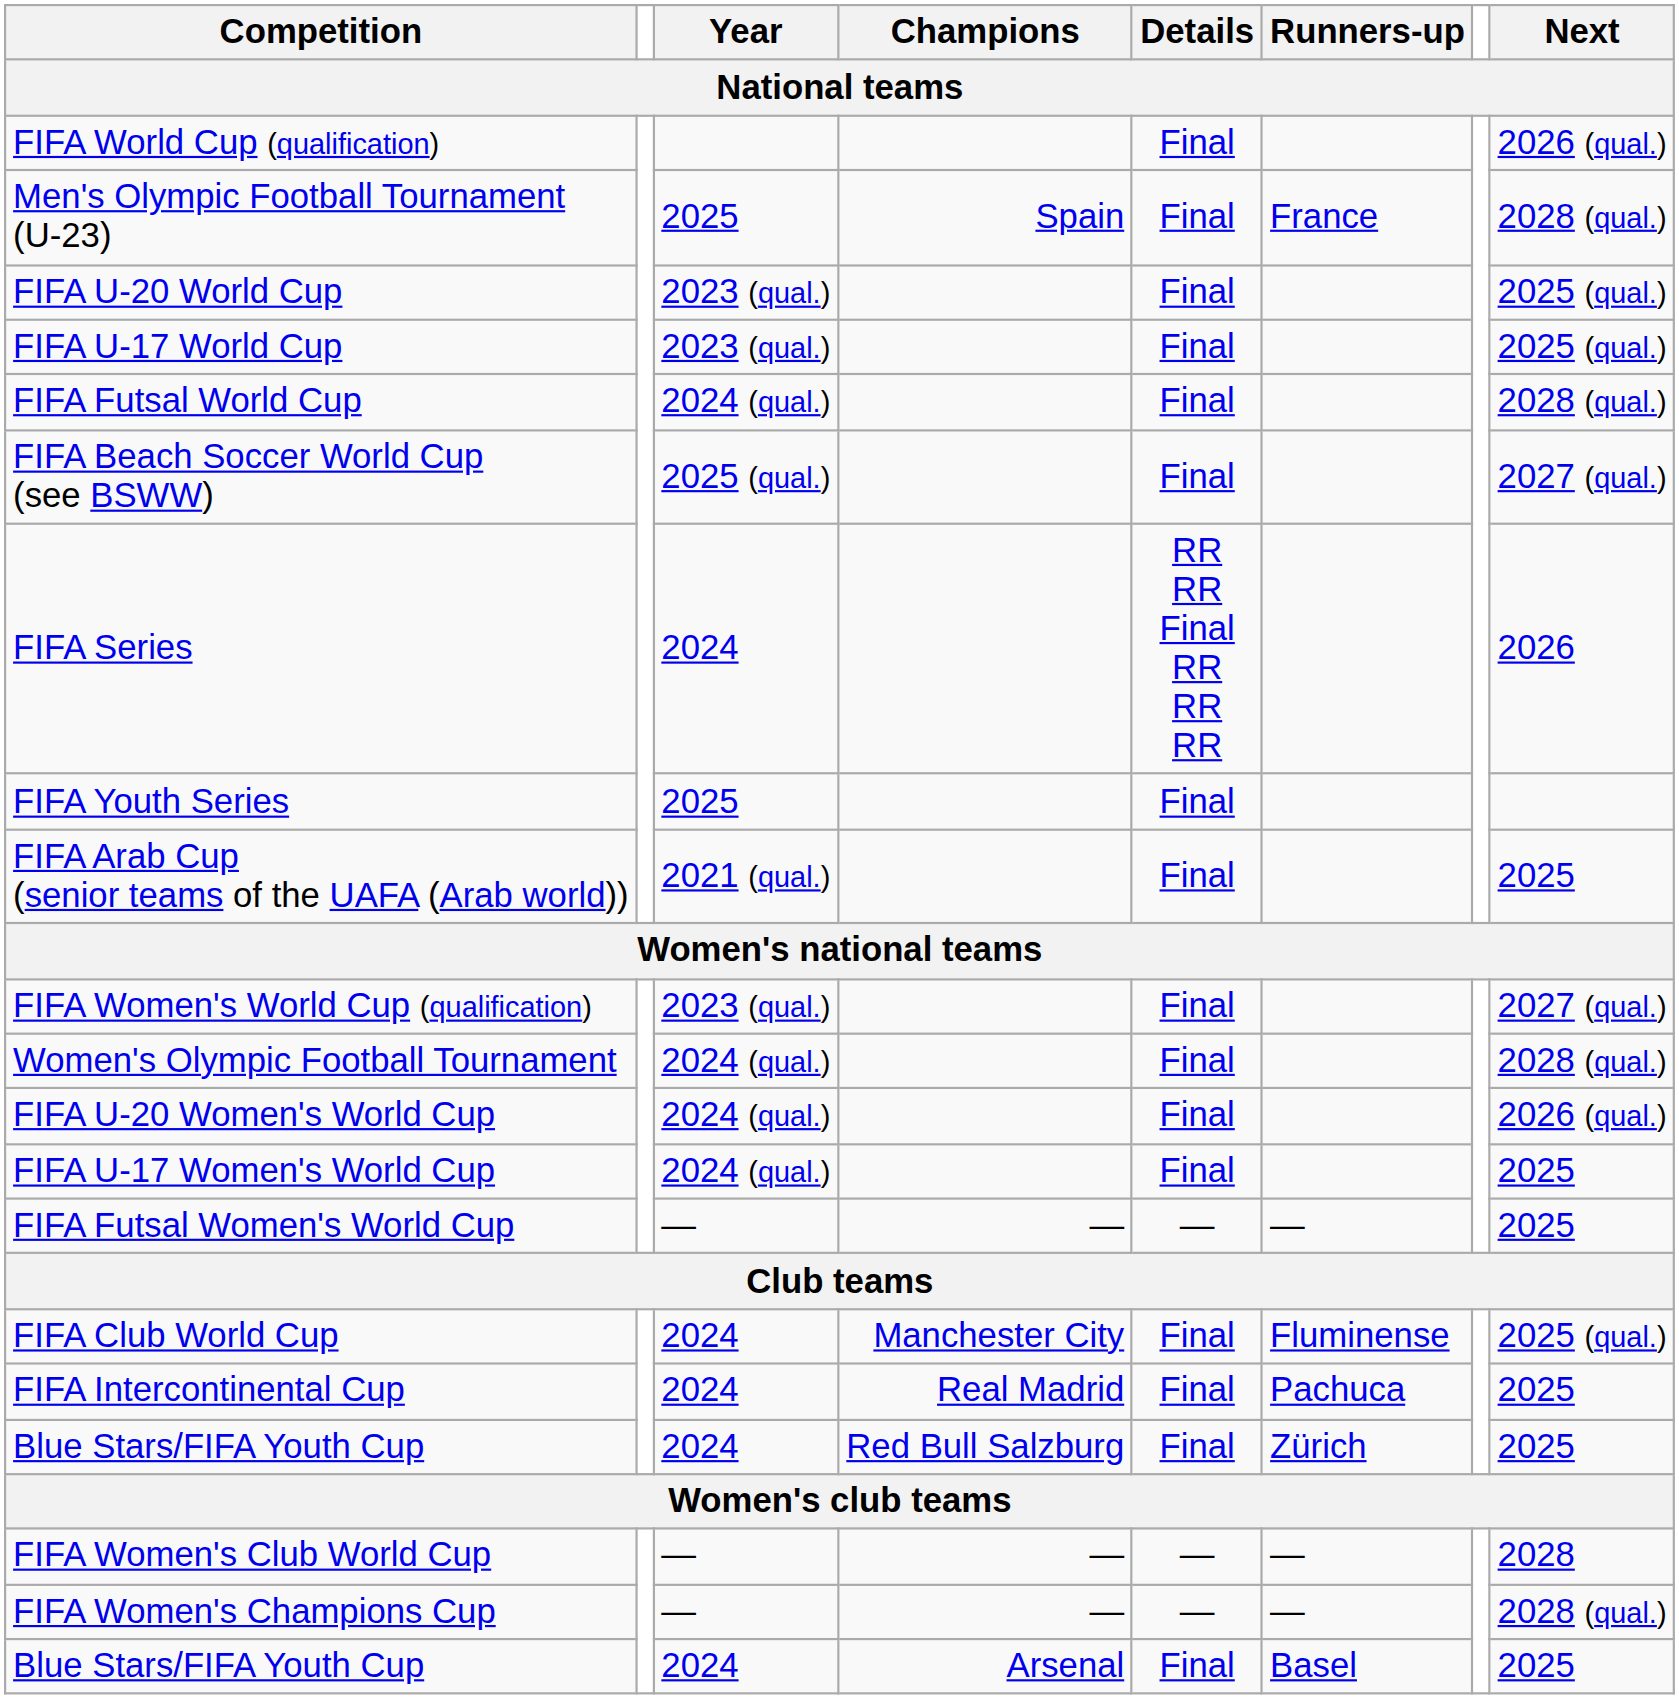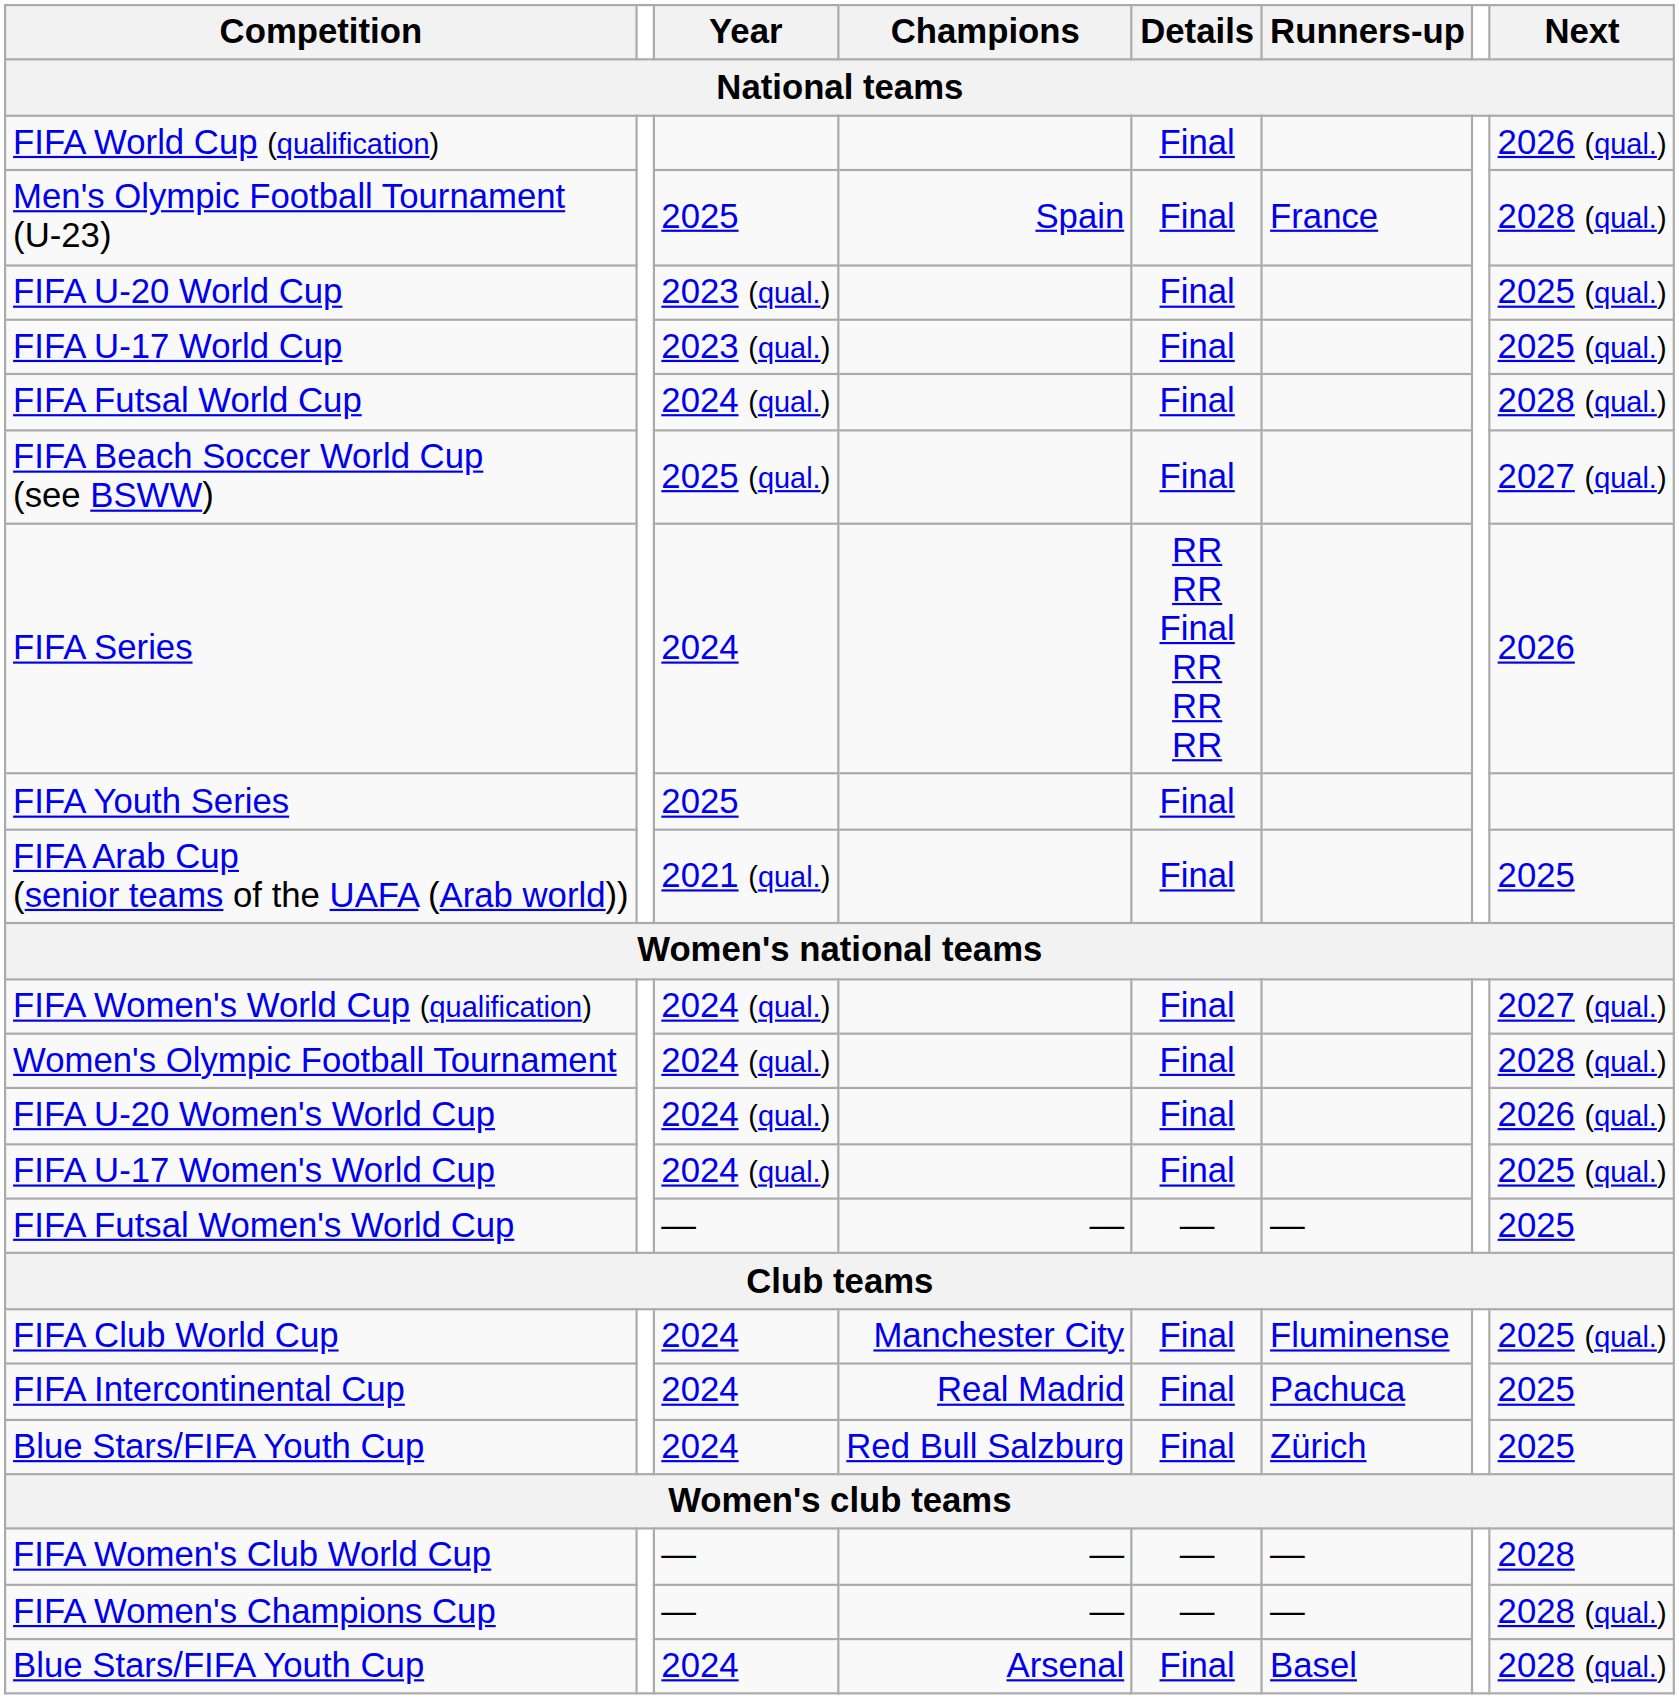(746, 1005) 2023 (qual.) -> (746, 1005) 2024 (qual.)
(1536, 1170) 2025 -> (1582, 1170) 2025 (qual.)
(1536, 1666) 2025 -> (1582, 1666) 2028 (qual.)
